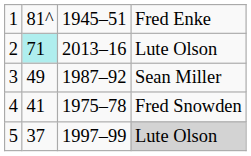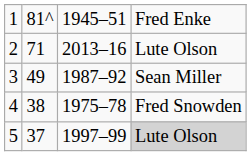(36, 48) paleturquoise background -> (36, 48) no background
(36, 106) 41 -> (36, 106) 38
